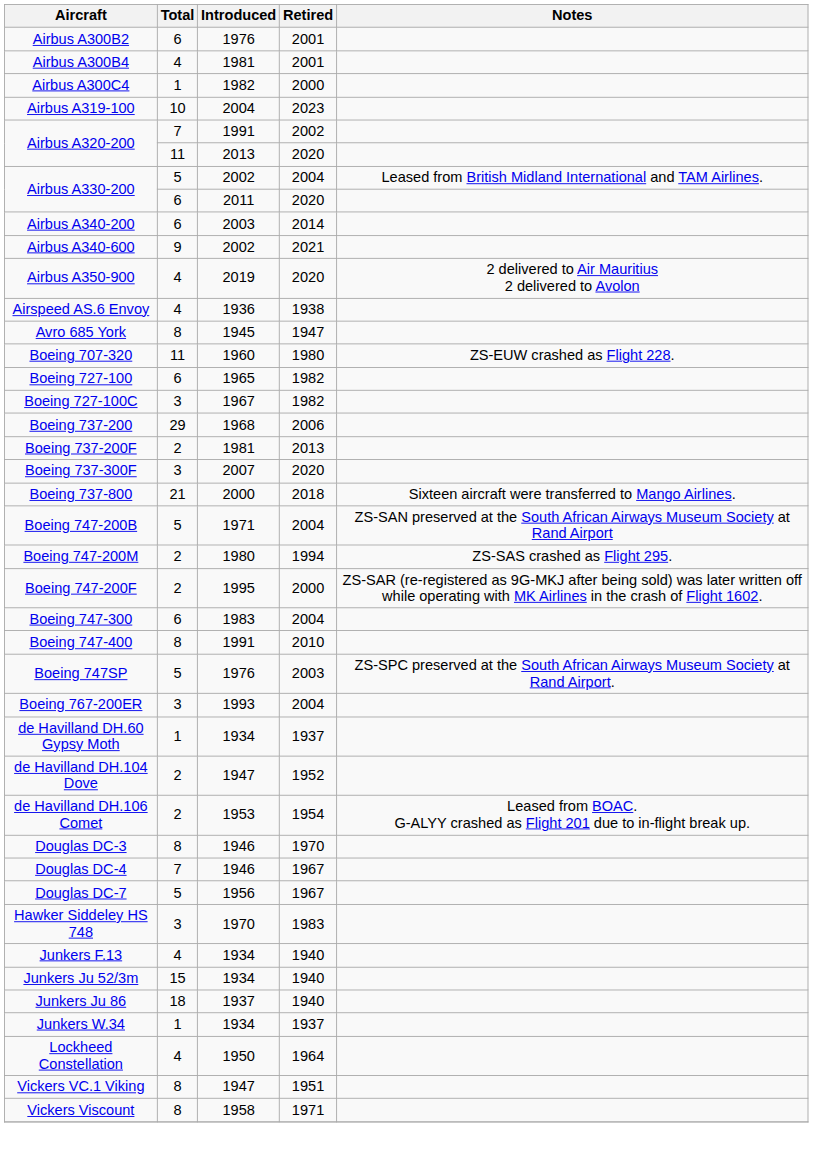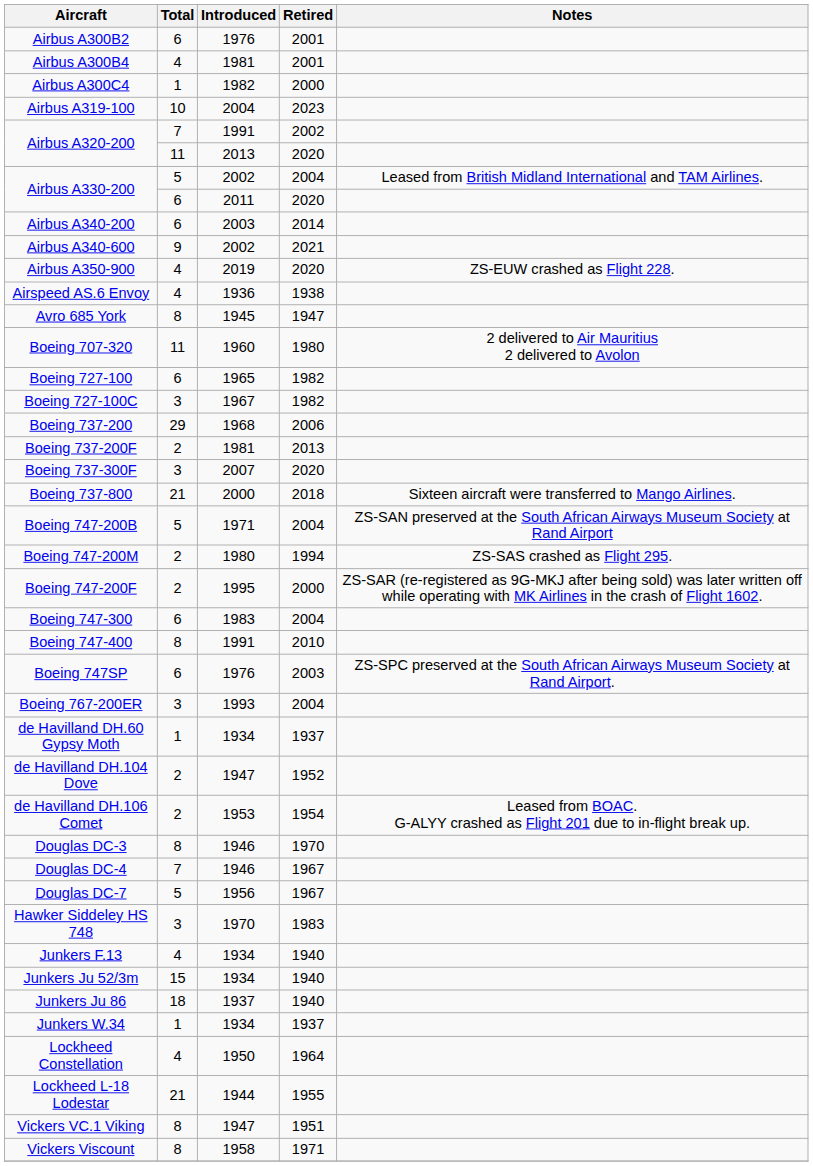(572, 278) 2 delivered to Air Mauritius 2 delivered to Avolon -> (572, 270) ZS-EUW crashed as Flight 228.
(572, 355) ZS-EUW crashed as Flight 228. -> (572, 347) 2 delivered to Air Mauritius 2 delivered to Avolon
(177, 673) 5 -> (177, 673) 6
+ row: (81, 1095)
